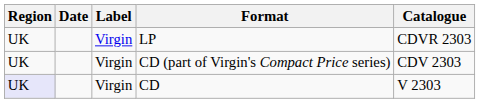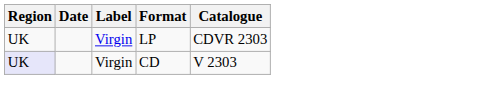- row: (265, 62)
